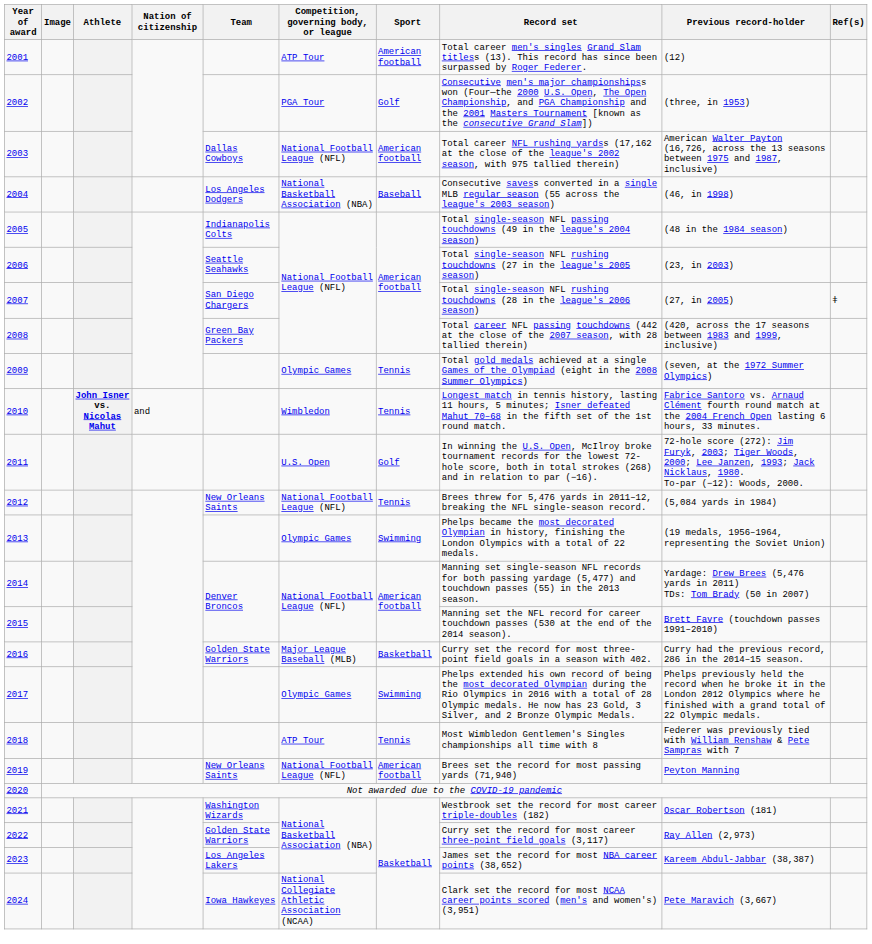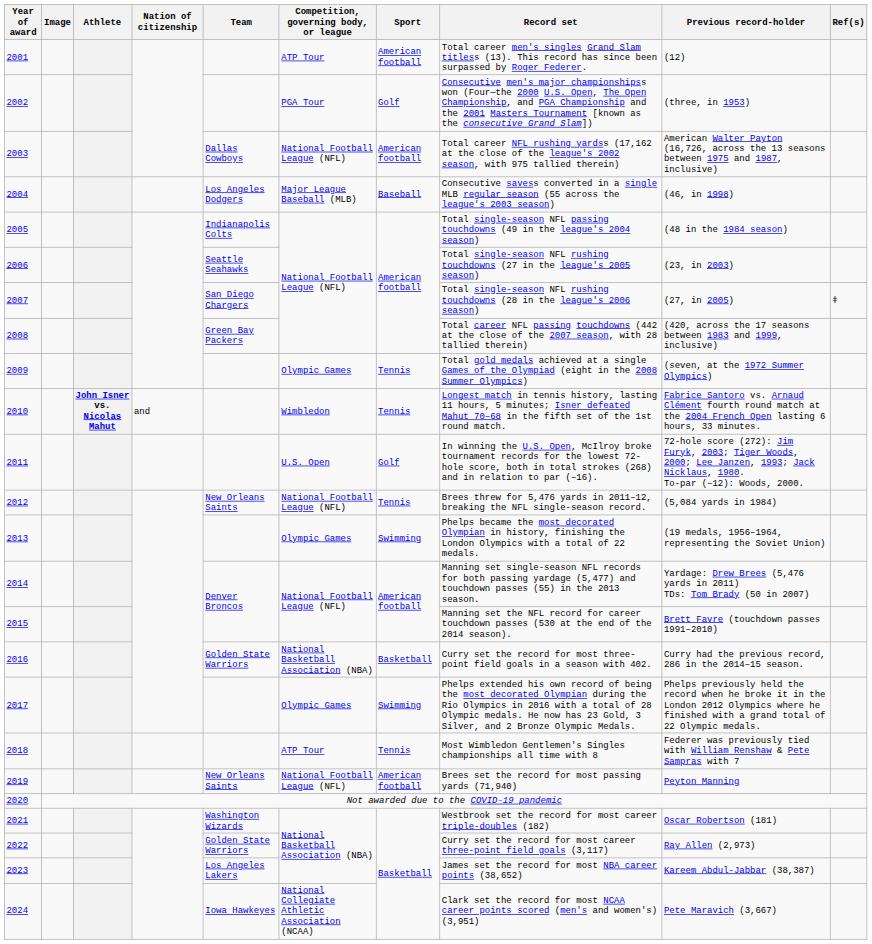(327, 194) National Basketball Association (NBA) -> (319, 194) Major League Baseball (MLB)
(319, 654) Major League Baseball (MLB) -> (327, 660) National Basketball Association (NBA)
